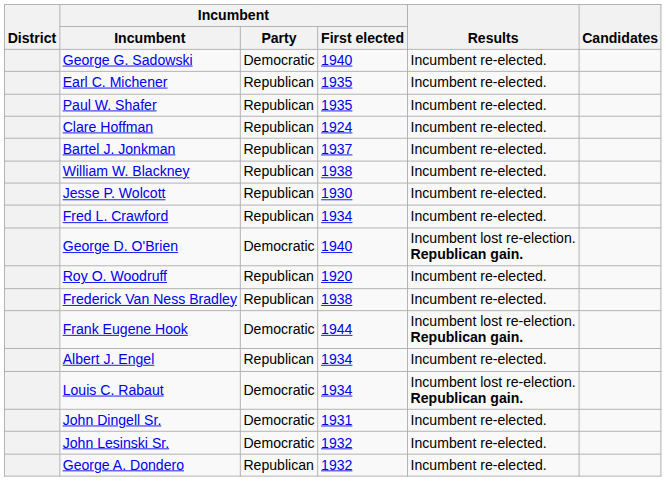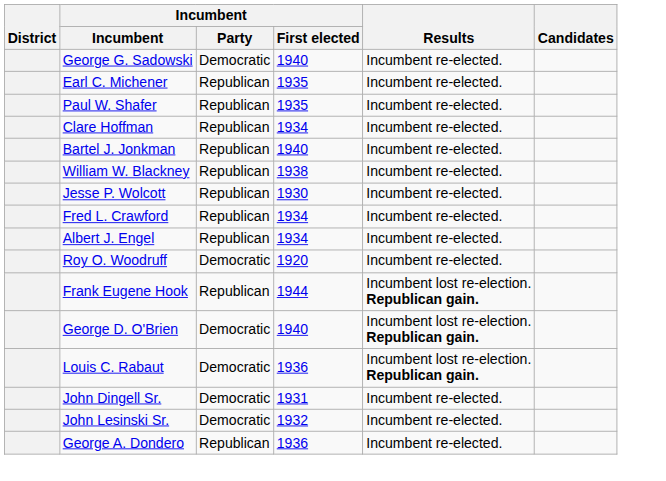(337, 127) 1924 -> (292, 127) 1934
(337, 149) 1937 -> (292, 149) 1940
rows swapped: (108, 359) <-> (120, 246)
(279, 277) Republican -> (235, 261) Democratic
- row: (150, 299)
(279, 329) Democratic -> (234, 291) Republican
(337, 390) 1934 -> (292, 367) 1936
(337, 465) 1932 -> (292, 442) 1936
